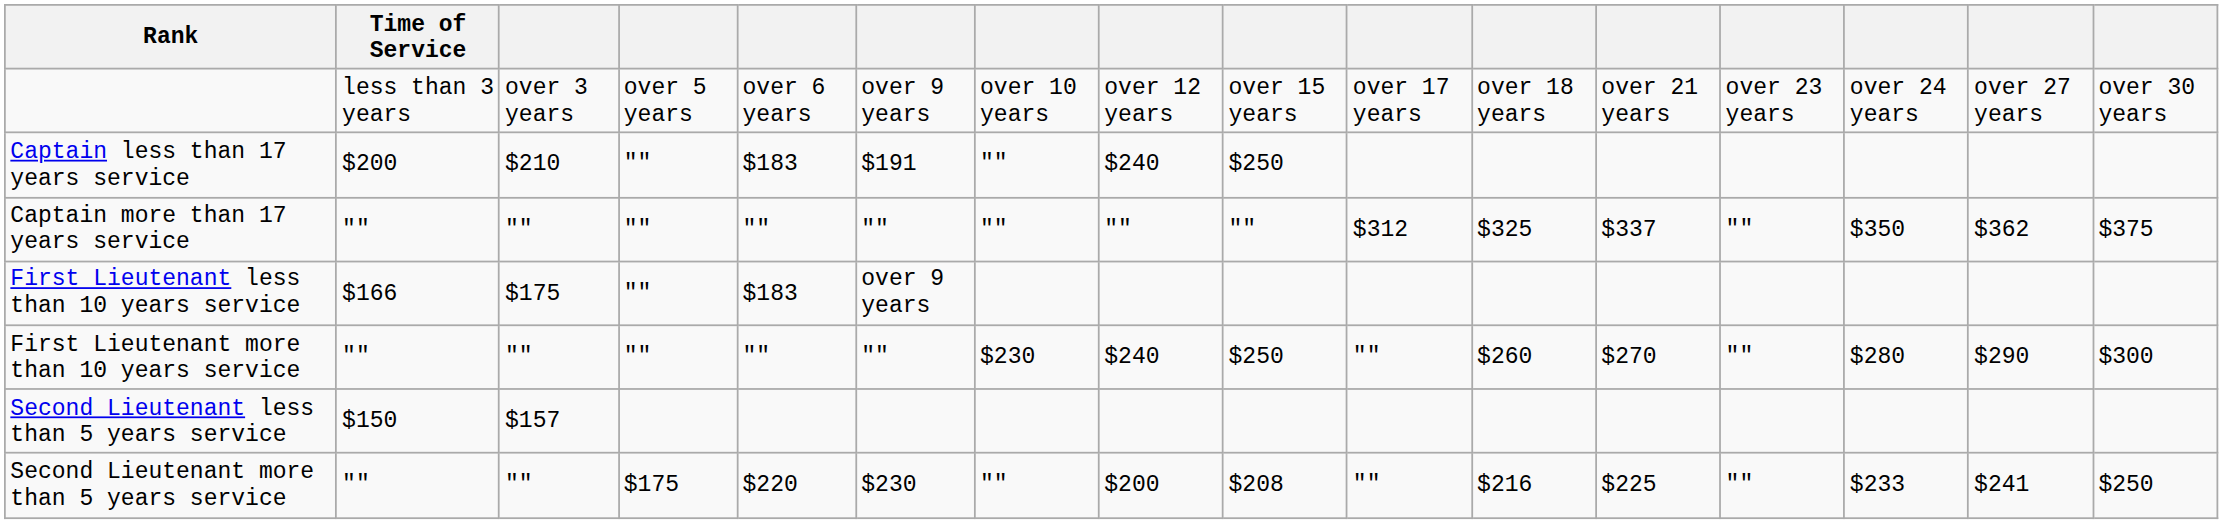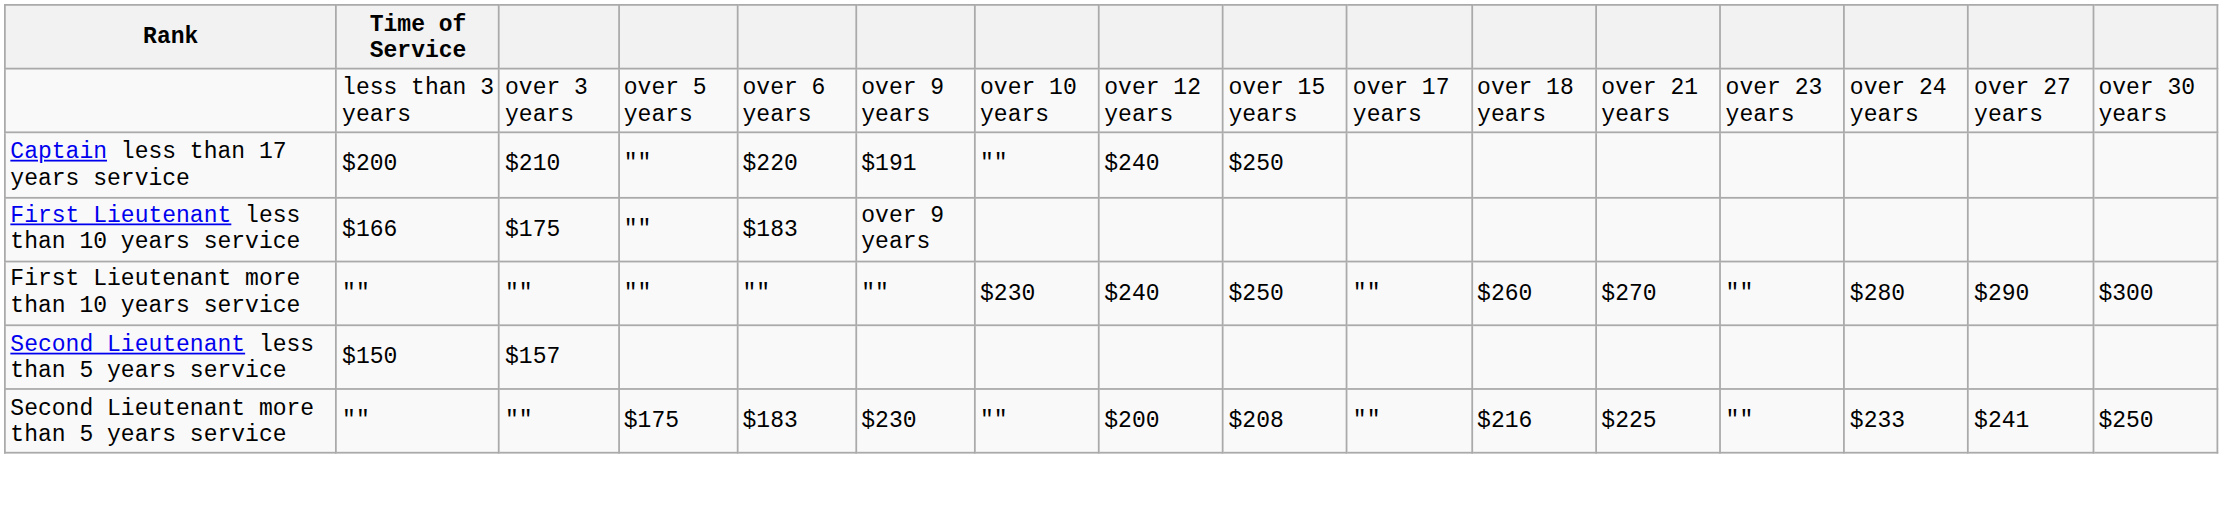(770, 165) $183 -> (770, 165) $220
- row: (148, 229)
(770, 485) $220 -> (770, 421) $183
